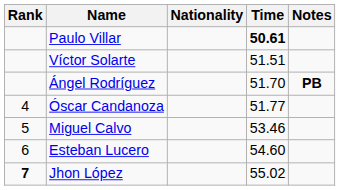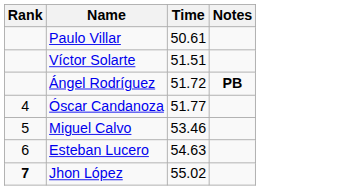- column: (207, 15)
(268, 38) bold -> (188, 38) normal
(268, 83) 51.70 -> (188, 83) 51.72
(268, 151) 54.60 -> (188, 151) 54.63
